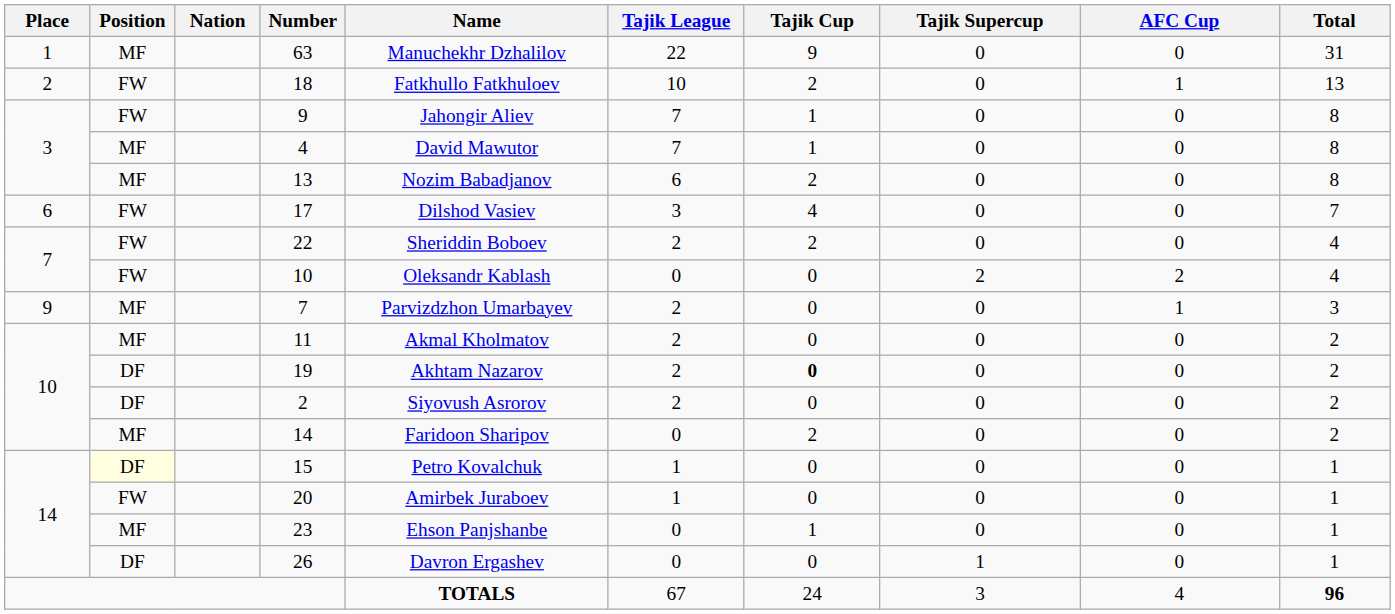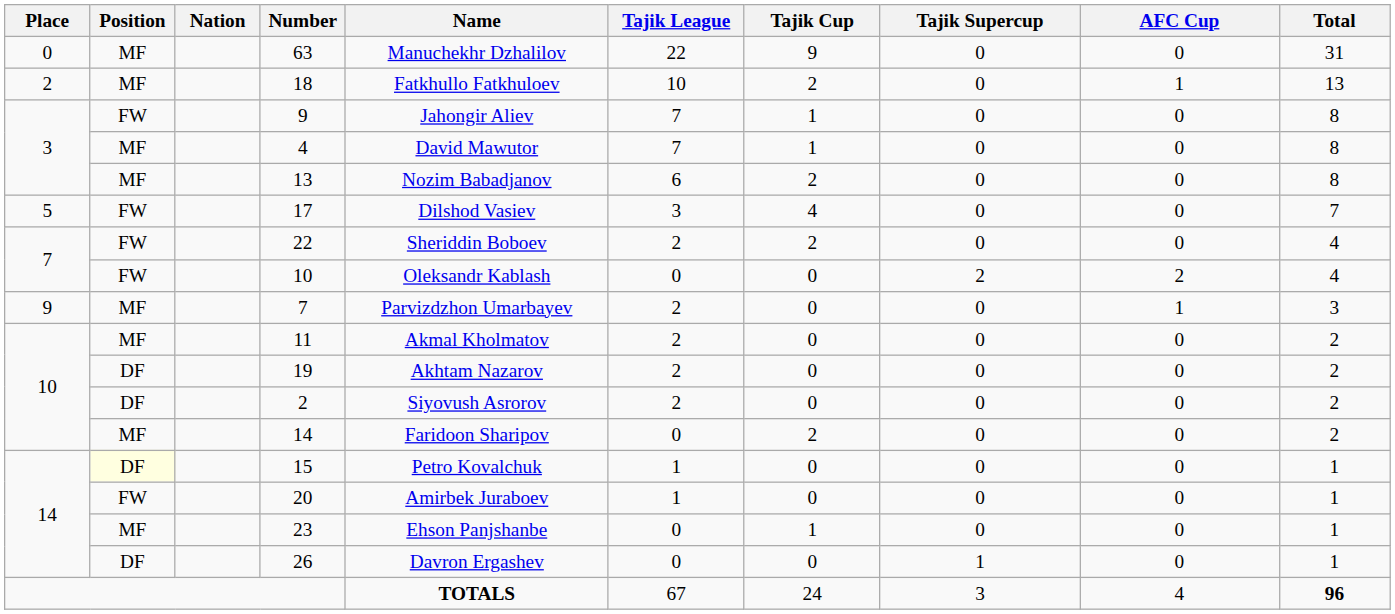(47, 52) 1 -> (47, 52) 0
(132, 84) FW -> (132, 84) MF
(47, 211) 6 -> (47, 211) 5
(812, 370) bold -> (812, 370) normal
